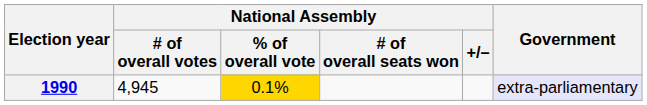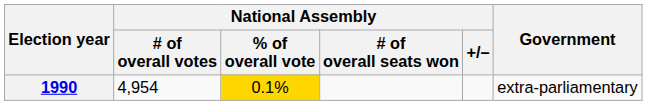(138, 87) 4,945 -> (138, 87) 4,954
(567, 87) lavender background -> (567, 87) no background
